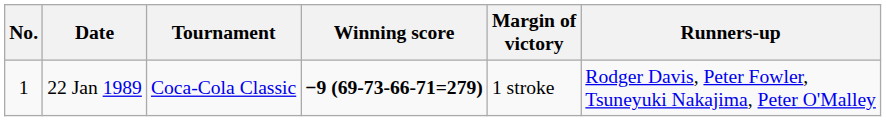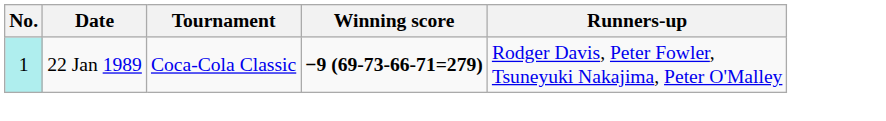- column: (534, 32)
(24, 88) no background -> (24, 64) paleturquoise background
